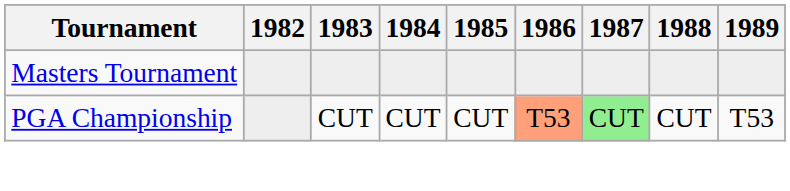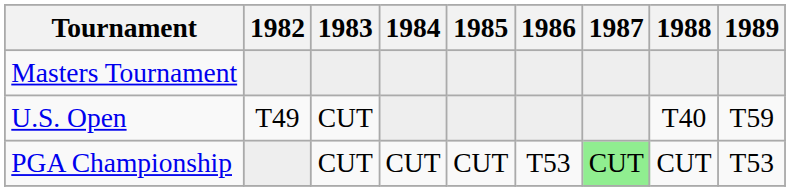+ row: (69, 118)
(548, 118) lightsalmon background -> (548, 163) no background
